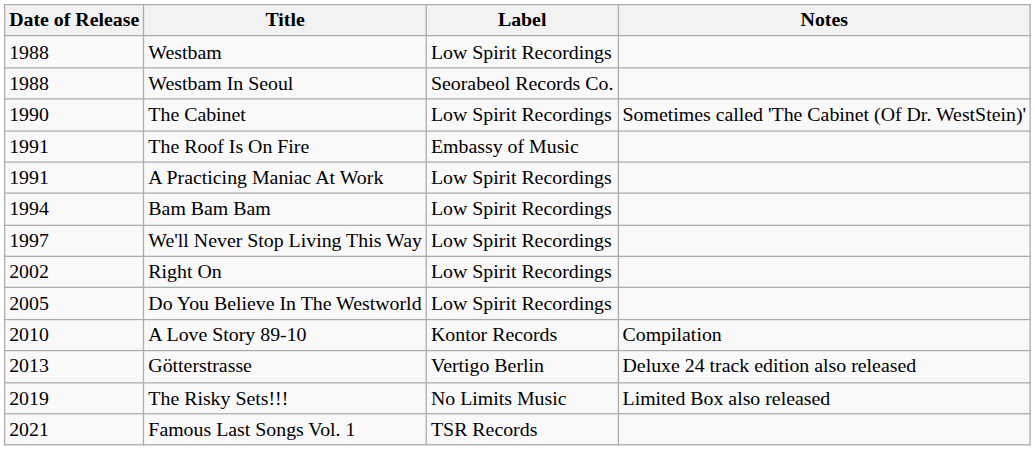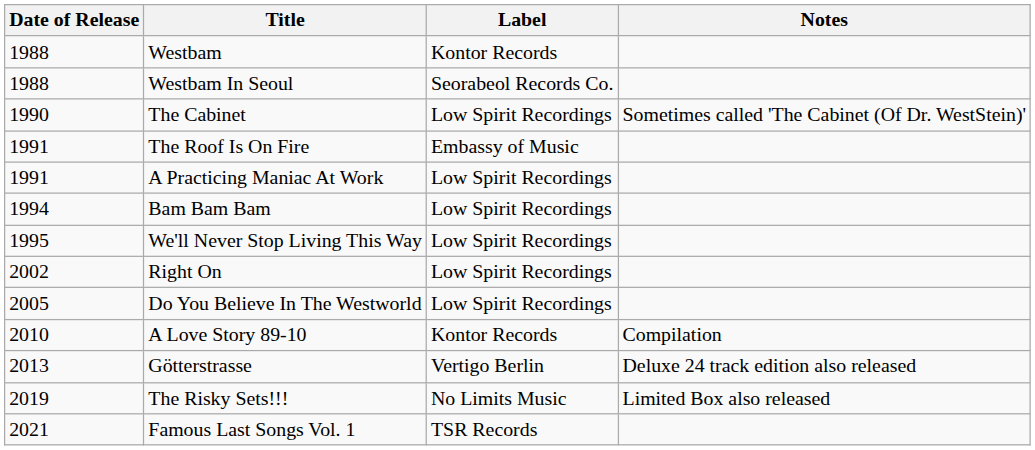(521, 51) Low Spirit Recordings -> (494, 51) Kontor Records
(29, 240) 1997 -> (29, 240) 1995
